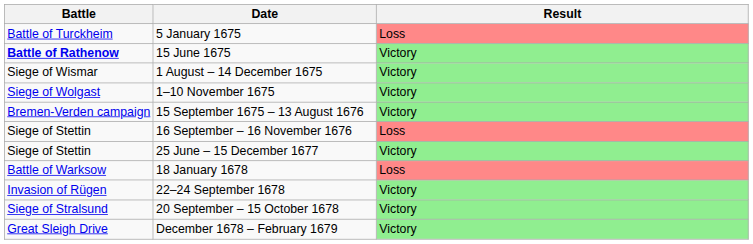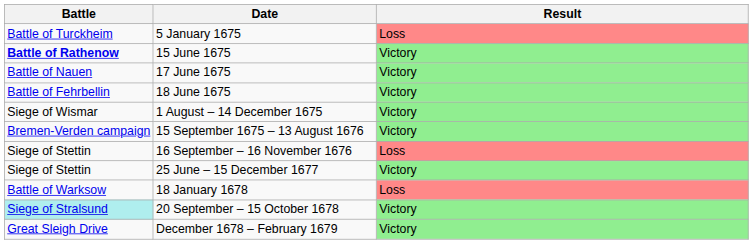+ row: (193, 72)
+ row: (193, 92)
- row: (215, 92)
- row: (220, 190)
(58, 209) no background -> (58, 209) paleturquoise background
